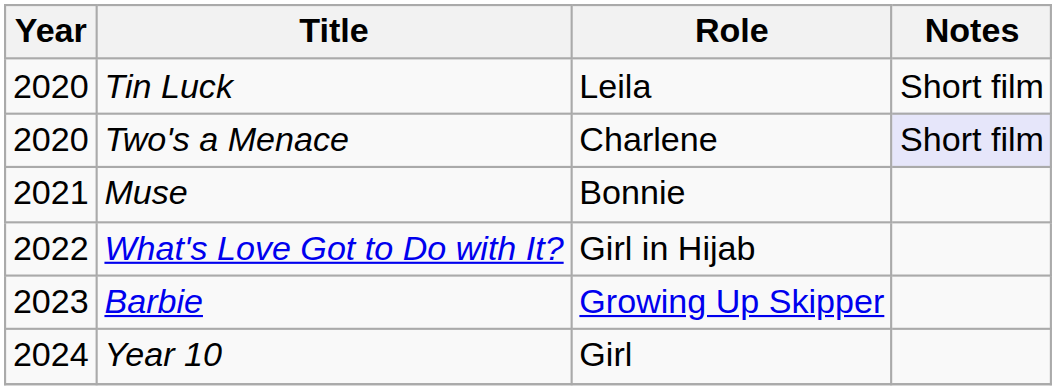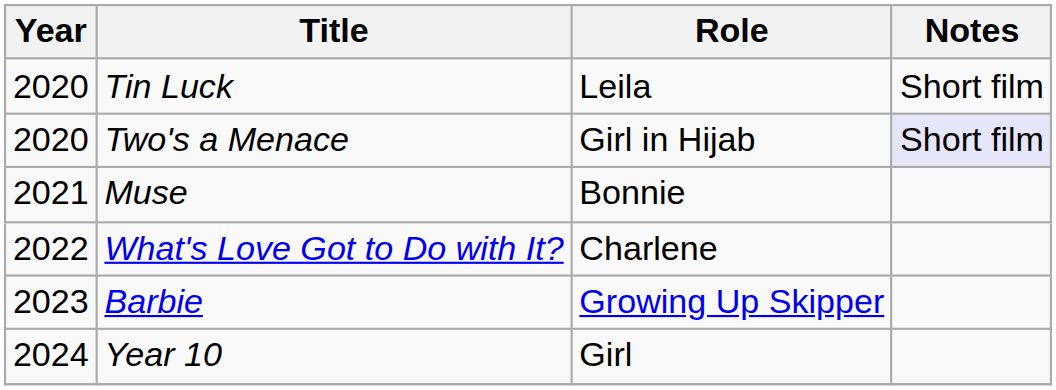(649, 139) Charlene -> (667, 139) Girl in Hijab
(667, 247) Girl in Hijab -> (649, 247) Charlene
